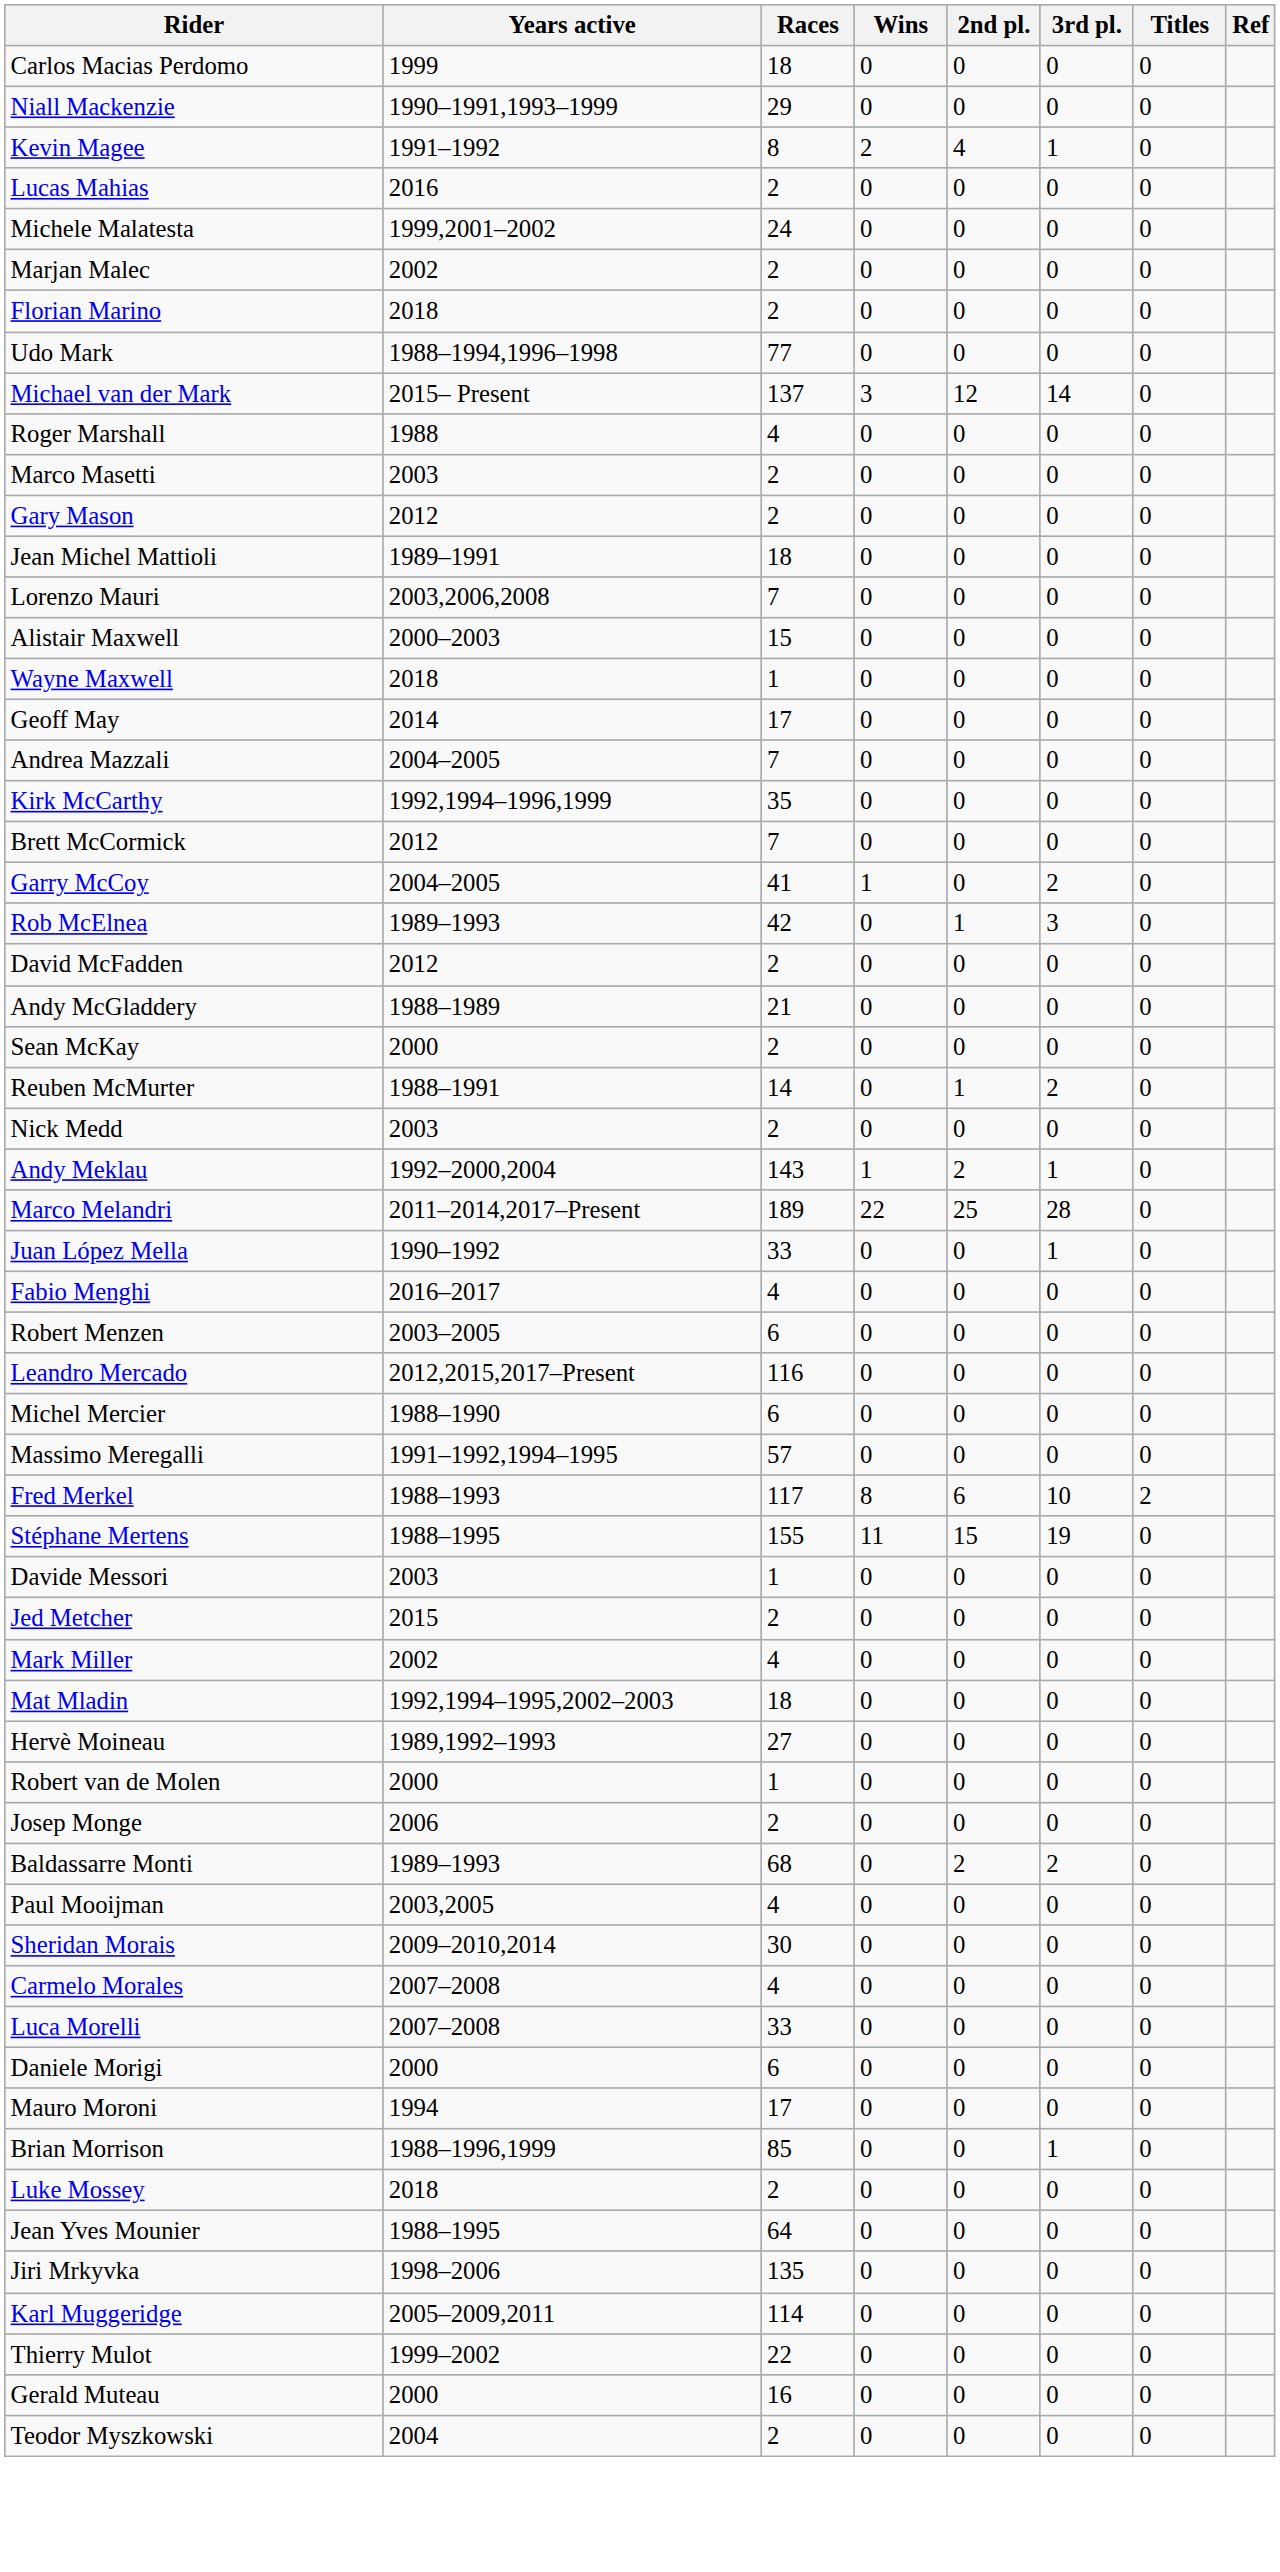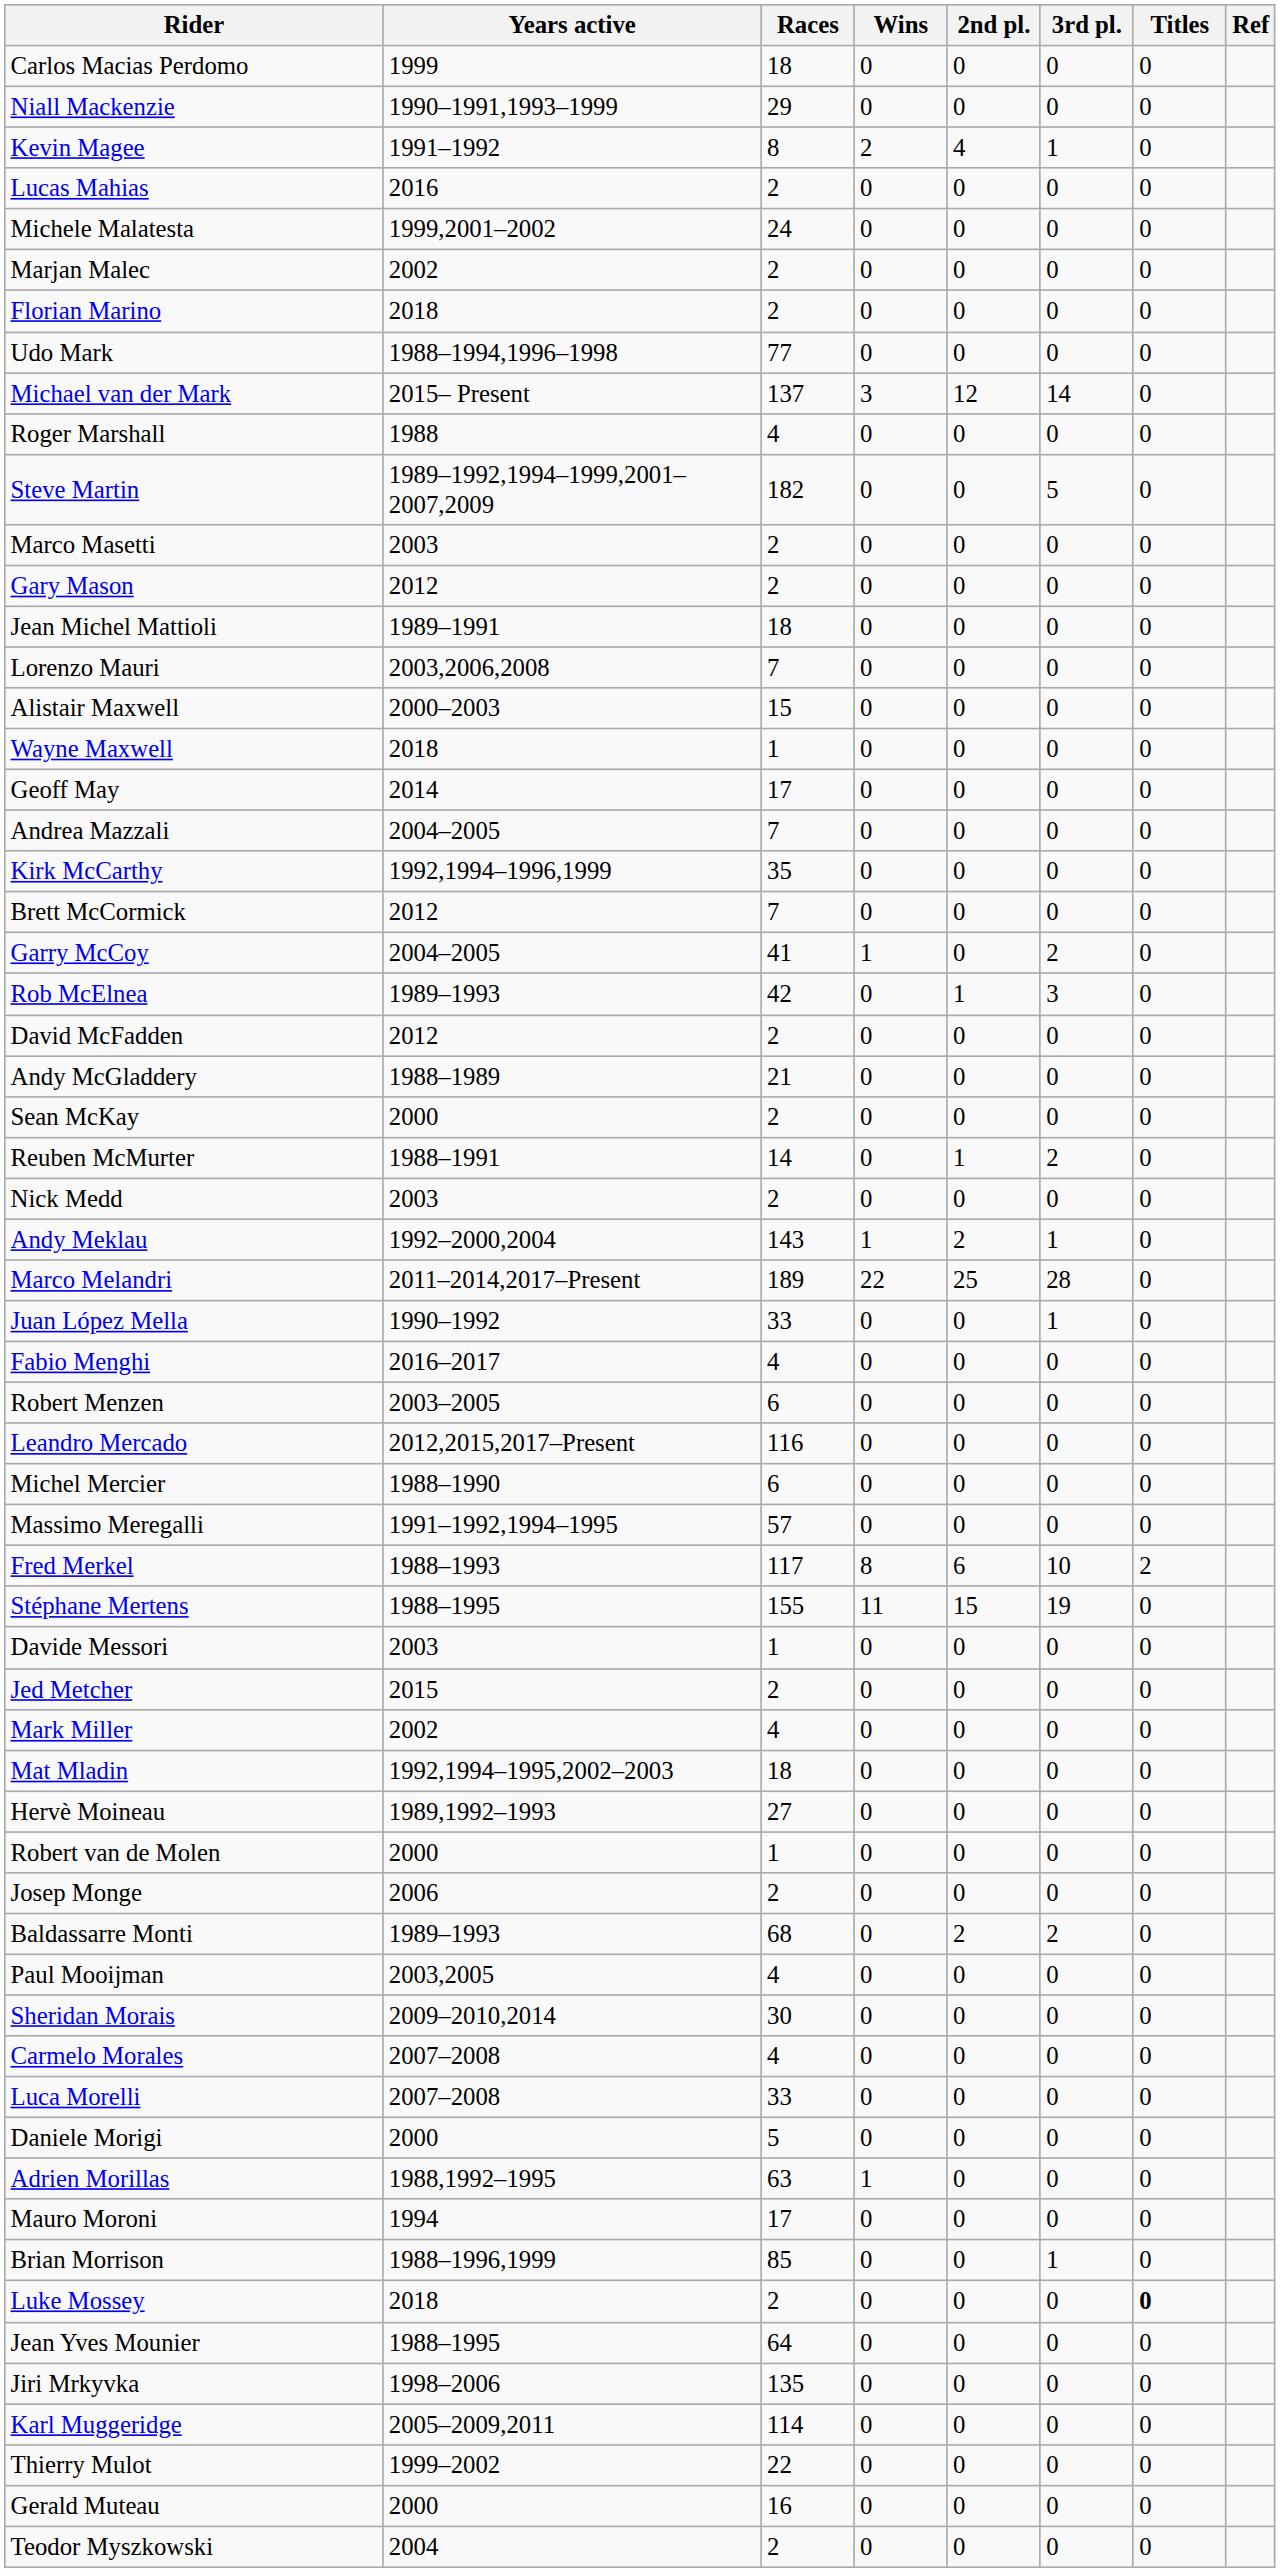+ row: (75, 489)
(773, 2067) 6 -> (773, 2137) 5
+ row: (90, 2178)
(1145, 2190) normal -> (1145, 2301) bold
